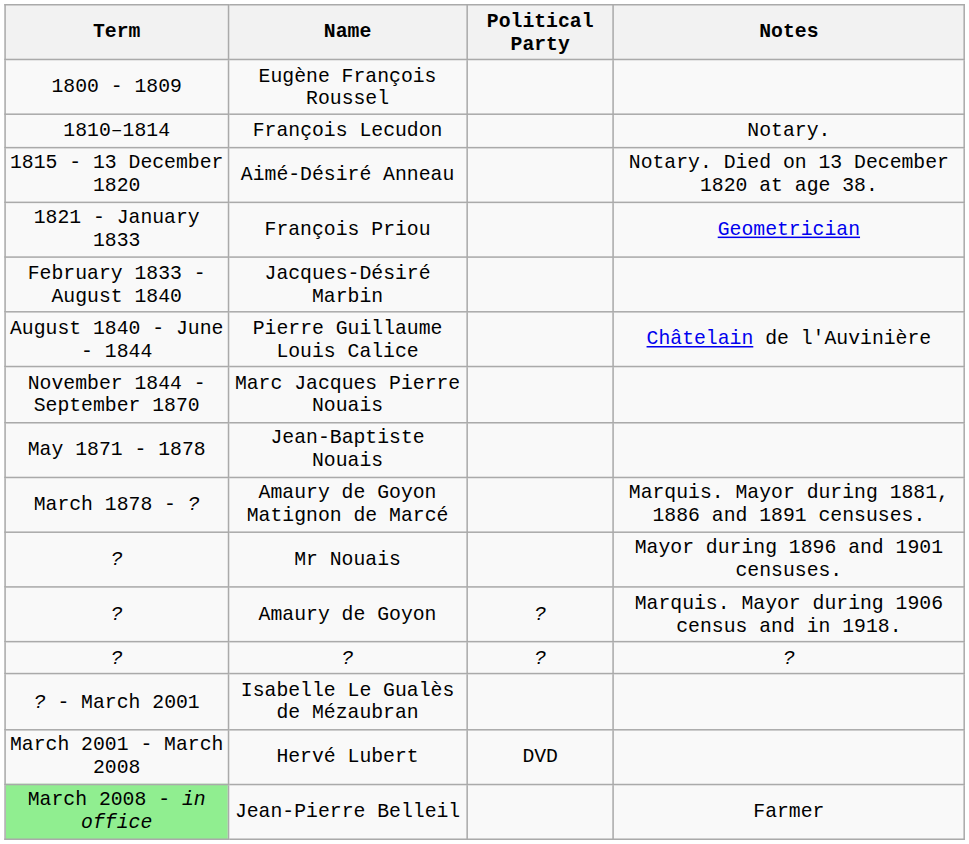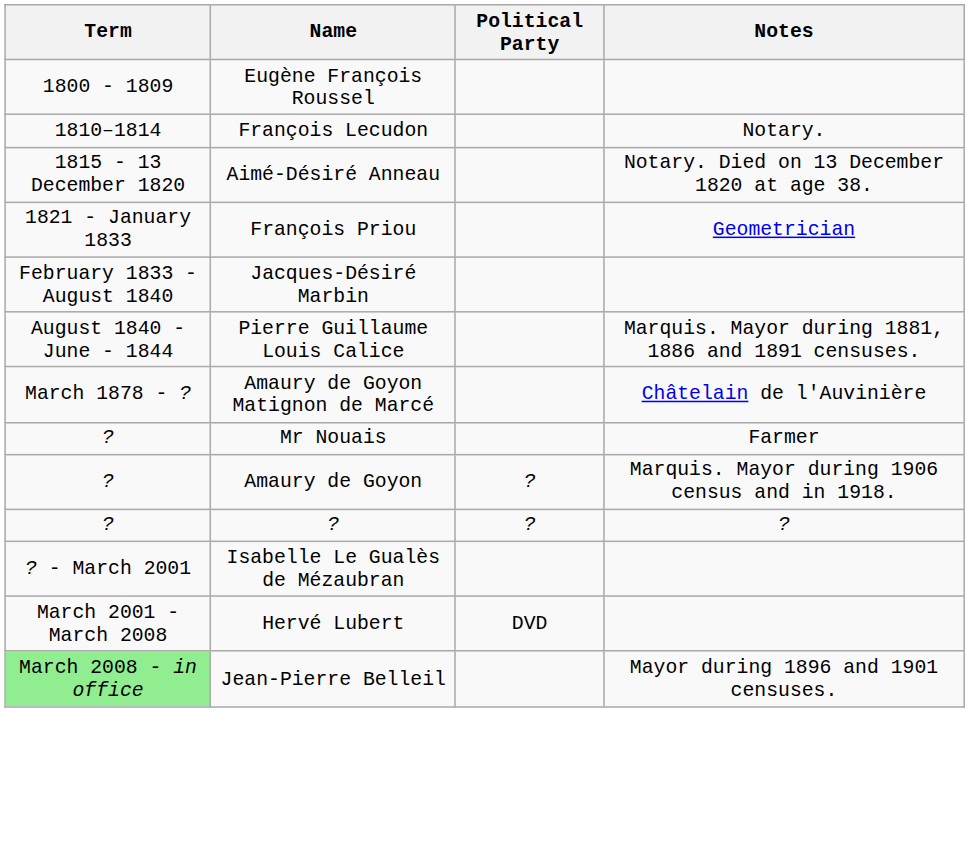(789, 339) Châtelain de l'Auvinière -> (784, 339) Marquis. Mayor during 1881, 1886 and 1891 censuses.
- row: (348, 394)
- row: (348, 450)
(789, 505) Marquis. Mayor during 1881, 1886 and 1891 censuses. -> (784, 394) Châtelain de l'Auvinière
(789, 560) Mayor during 1896 and 1901 censuses. -> (784, 438) Farmer
(789, 812) Farmer -> (784, 679) Mayor during 1896 and 1901 censuses.
